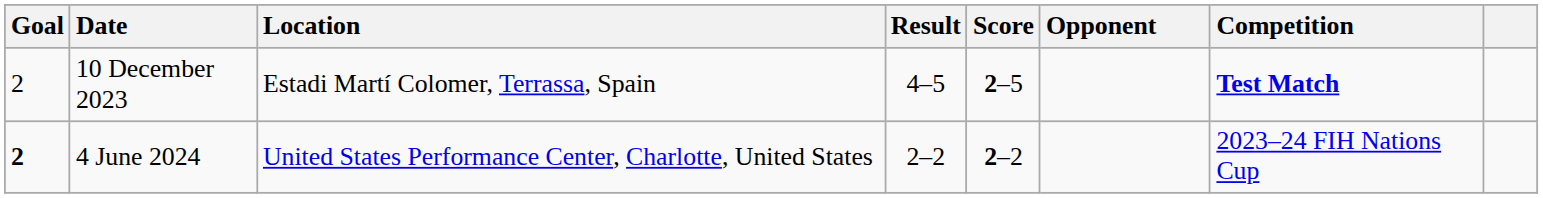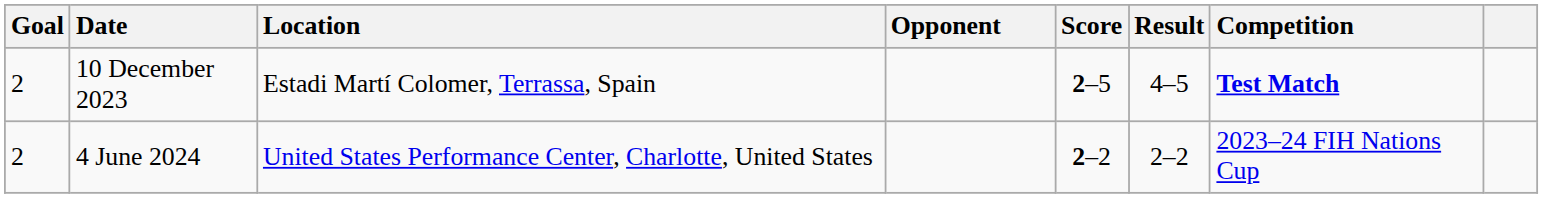columns swapped: (1101, 26) <-> (926, 26)
(17, 156) bold -> (17, 156) normal
